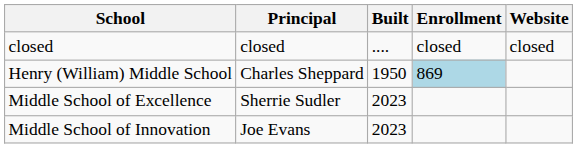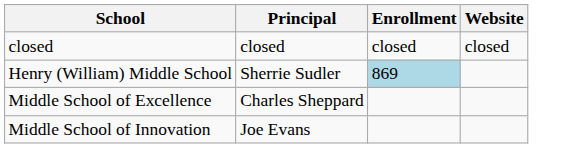- column: (390, 18)
(302, 73) Charles Sheppard -> (290, 73) Sherrie Sudler
(290, 101) Sherrie Sudler -> (302, 101) Charles Sheppard
